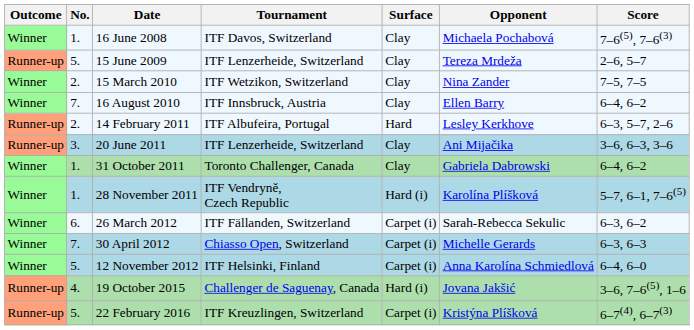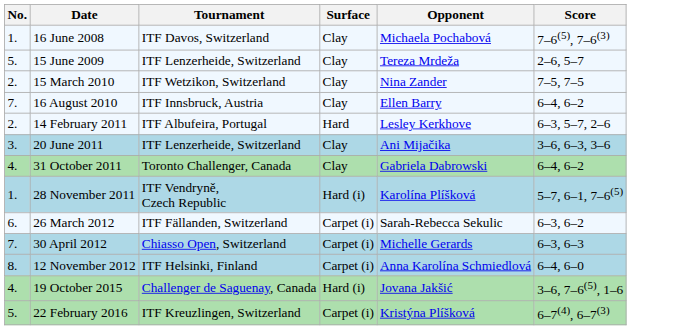- column: (36, 15)
(75, 166) 1. -> (12, 166) 4.
(75, 265) 5. -> (12, 265) 8.
